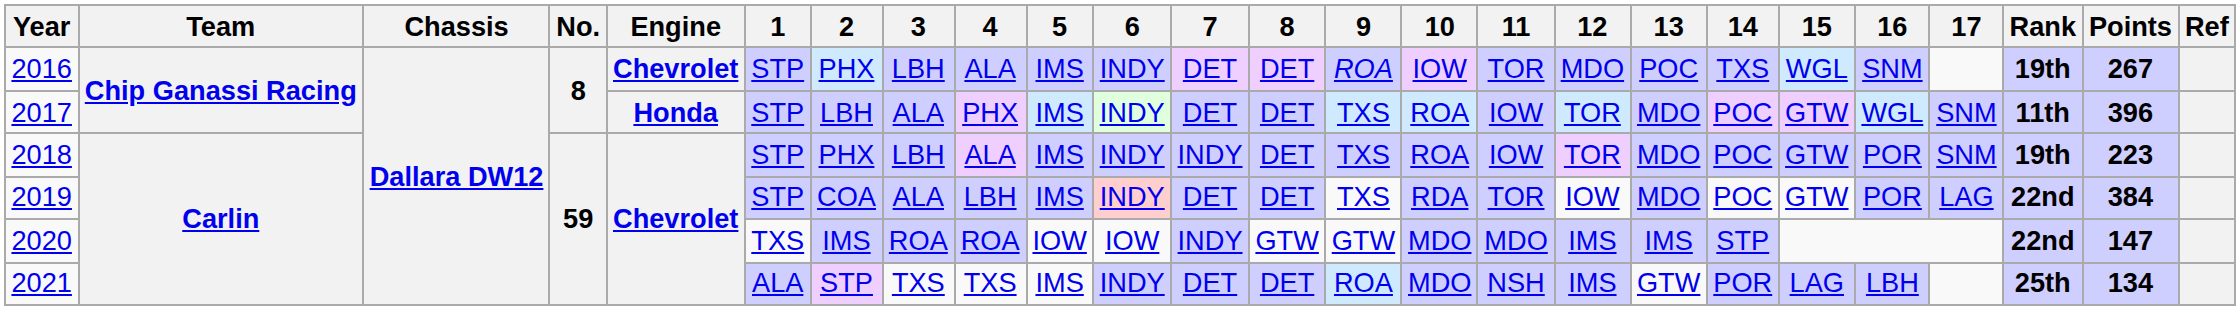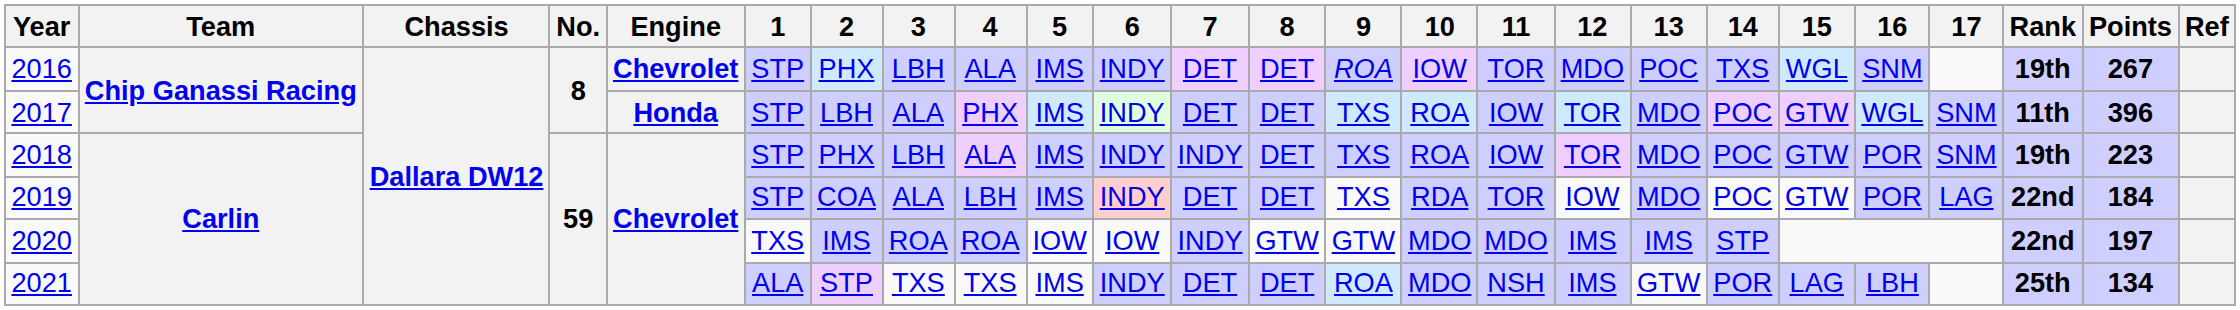(2130, 198) 384 -> (2130, 198) 184
(2130, 240) 147 -> (2130, 240) 197
